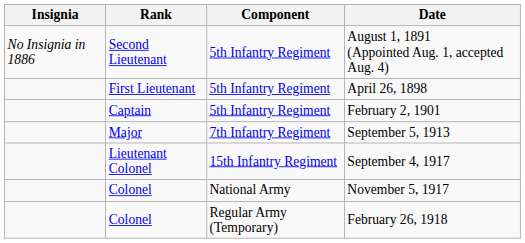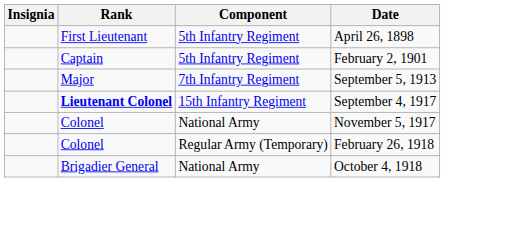- row: (425, 52)
(138, 161) normal -> (116, 101) bold
+ row: (378, 166)
